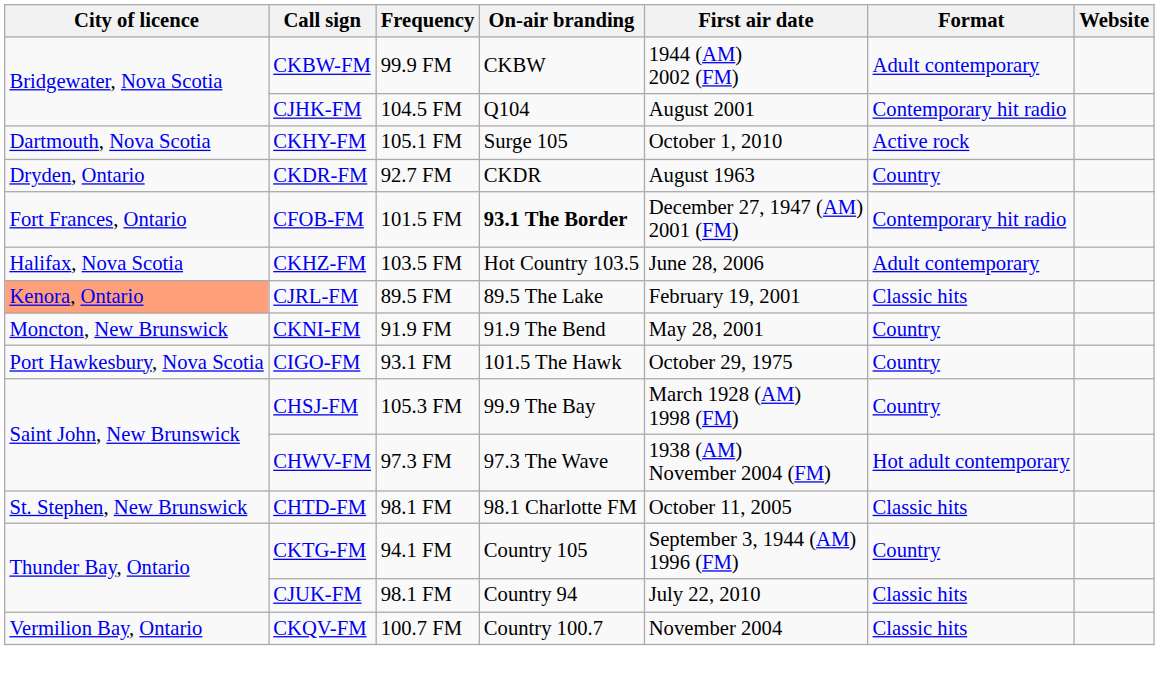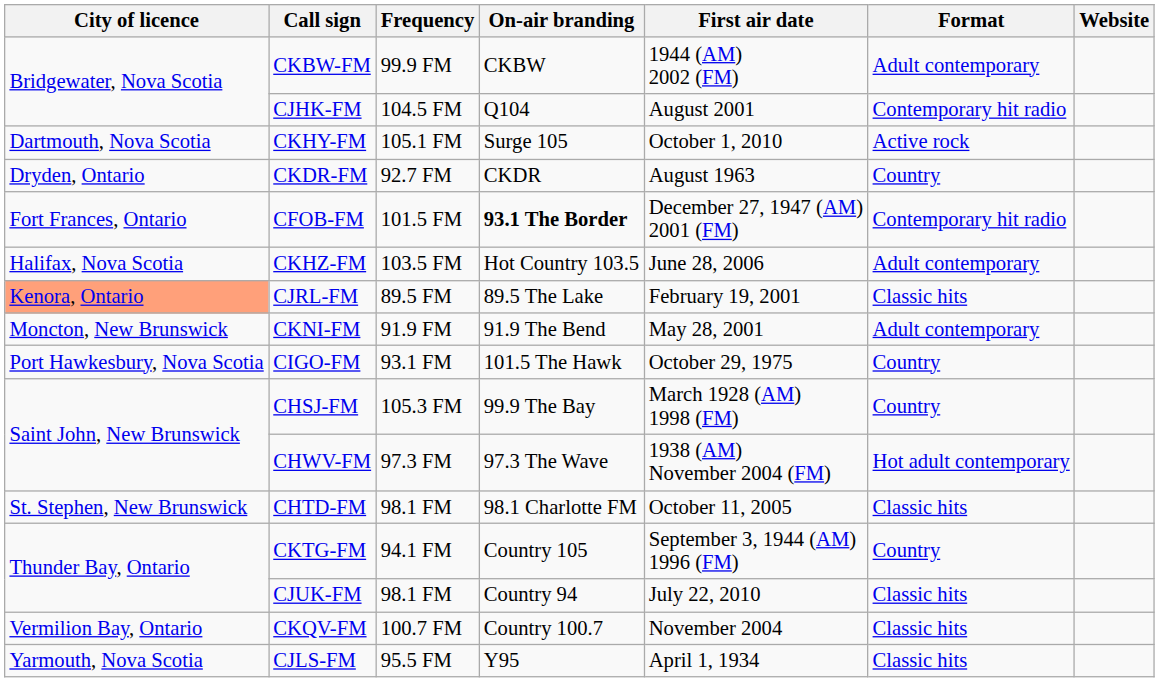(906, 329) Country -> (956, 329) Adult contemporary
+ row: (315, 660)
